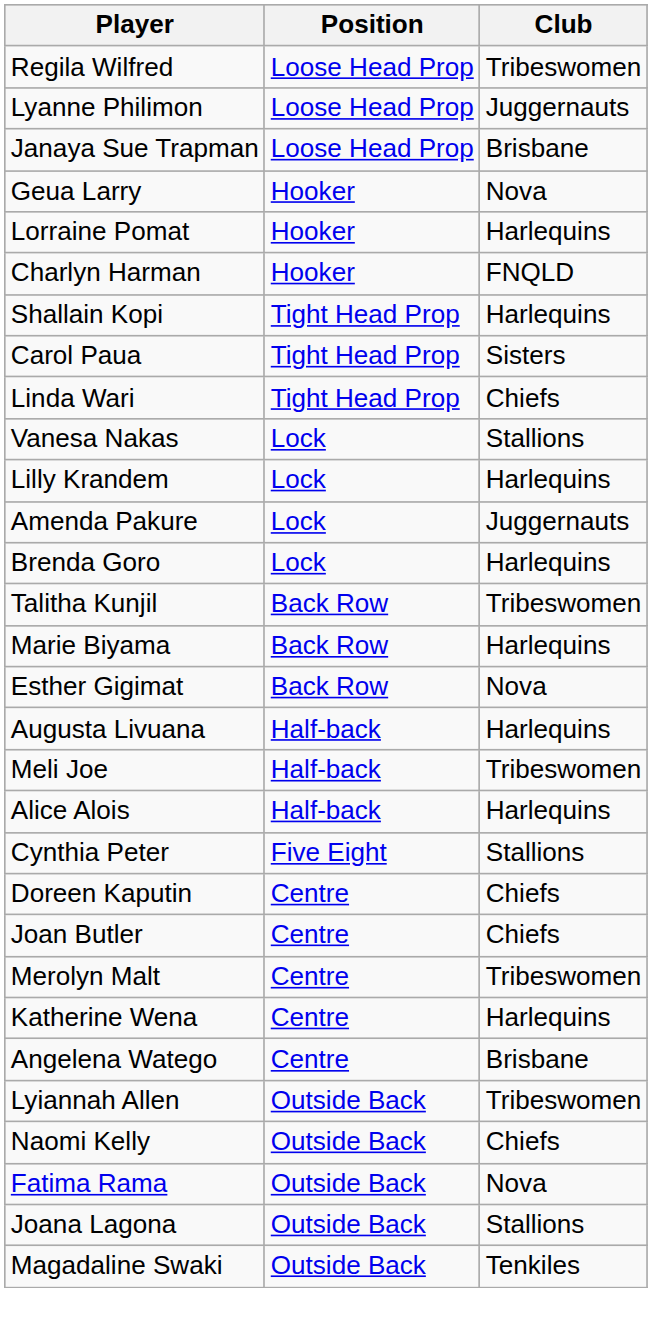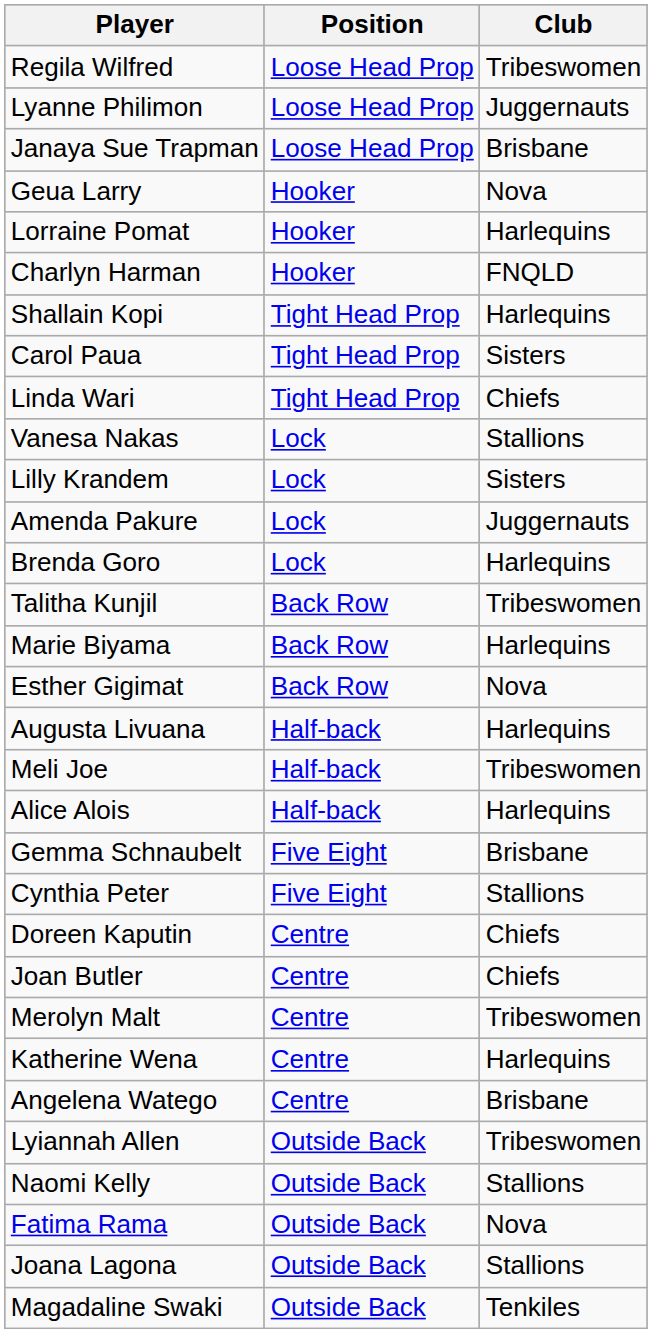(548, 480) Harlequins -> (526, 480) Sisters
+ row: (126, 852)
(523, 1141) Chiefs -> (535, 1183) Stallions
